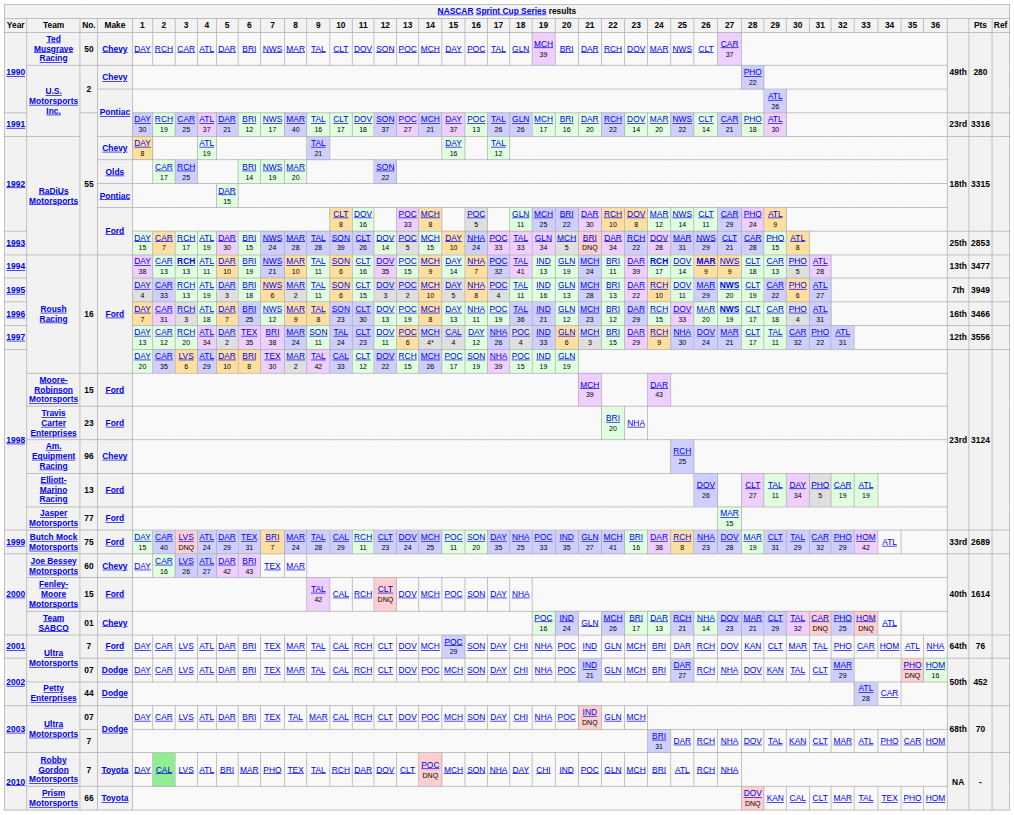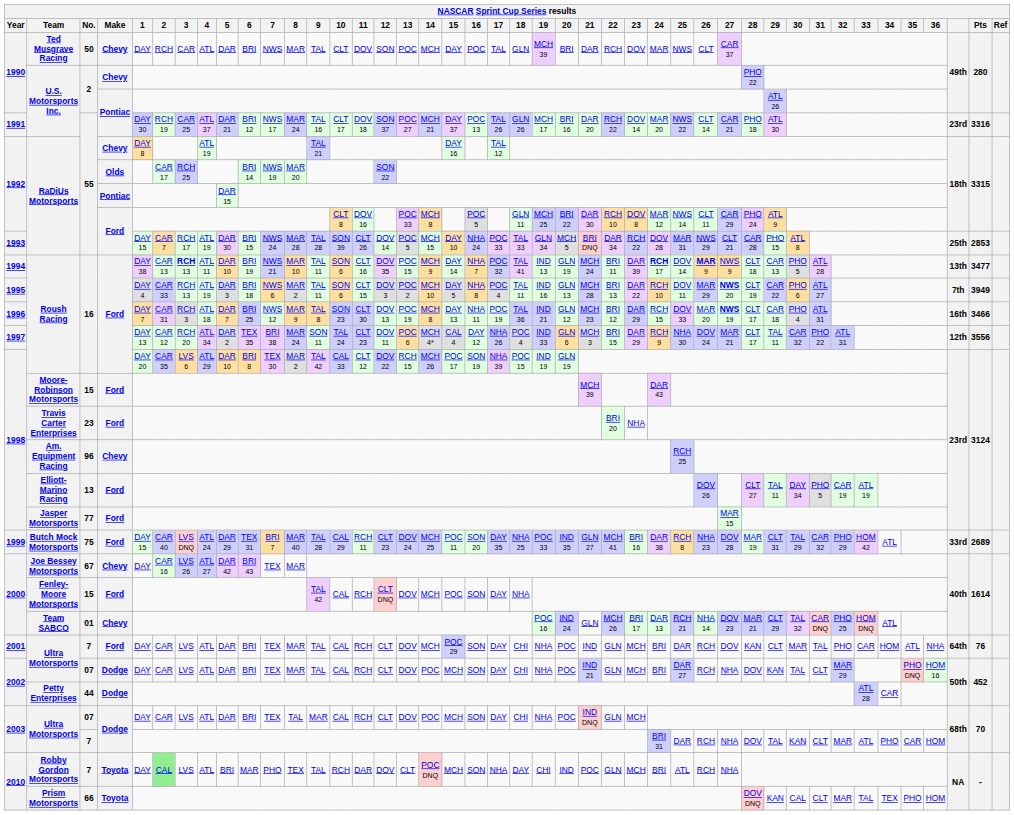(296, 124) MAR 40 -> (296, 124) MAR 24
(296, 542) MAR 24 -> (296, 542) MAR 40
(89, 566) 60 -> (89, 566) 67
